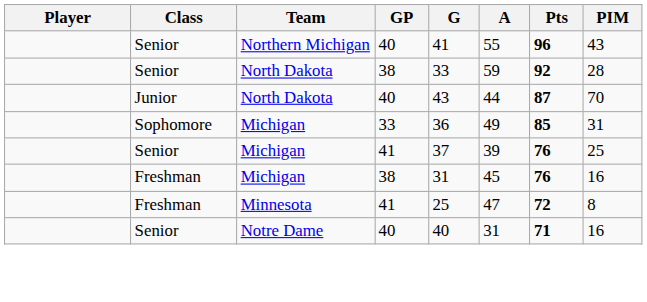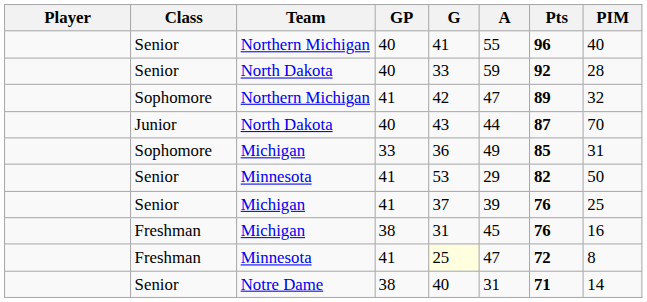(596, 44) 43 -> (596, 44) 40
(387, 71) 38 -> (387, 71) 40
+ row: (173, 97)
+ row: (157, 177)
(441, 204) no background -> (441, 257) lightyellow background
(387, 230) 40 -> (387, 284) 38
(596, 230) 16 -> (596, 284) 14
